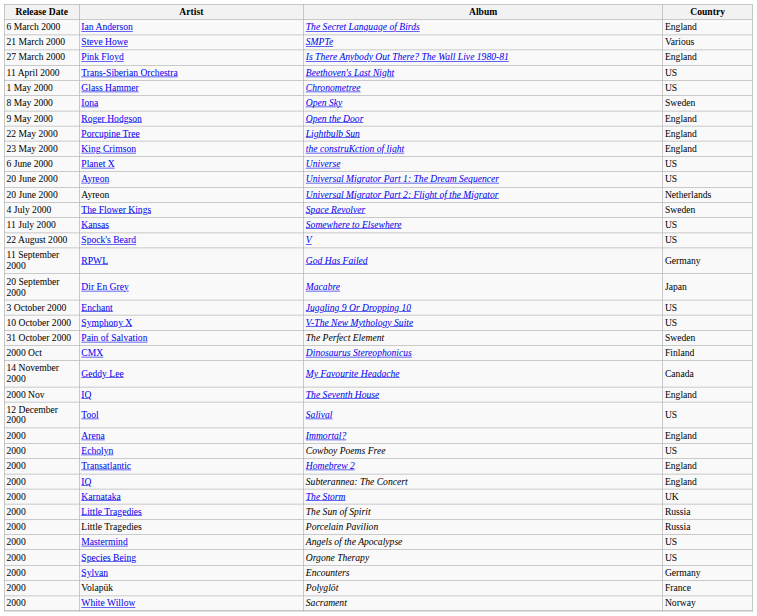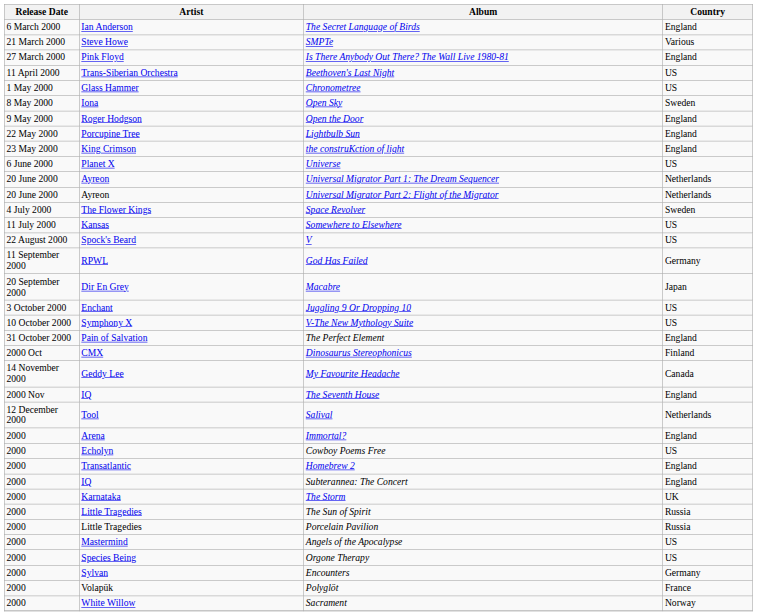(671, 179) US -> (688, 179) Netherlands
(680, 338) Sweden -> (681, 338) England
(671, 415) US -> (688, 415) Netherlands
